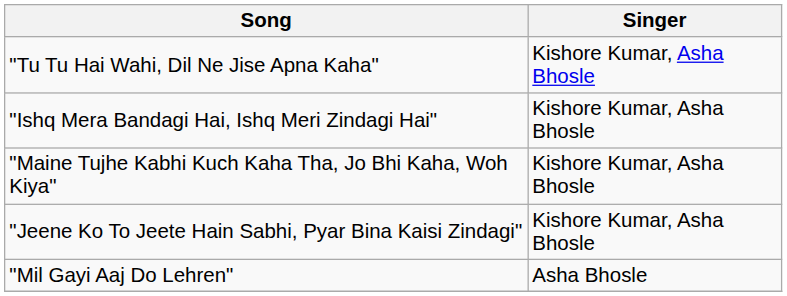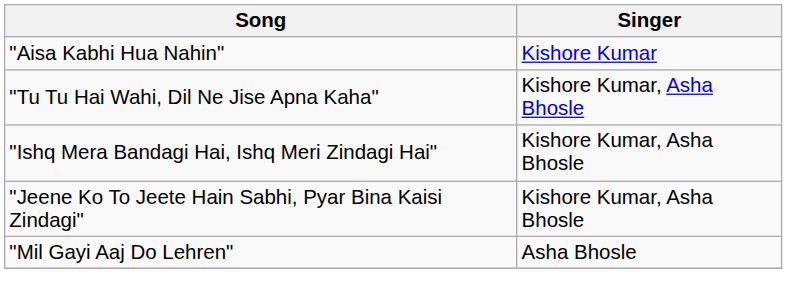+ row: (117, 53)
- row: (259, 175)
